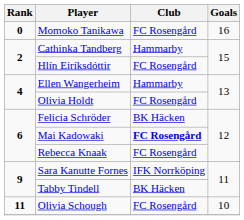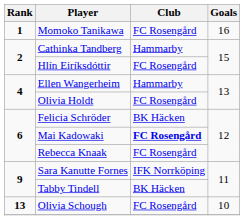(20, 30) 0 -> (20, 30) 1
(20, 205) 11 -> (20, 205) 13
